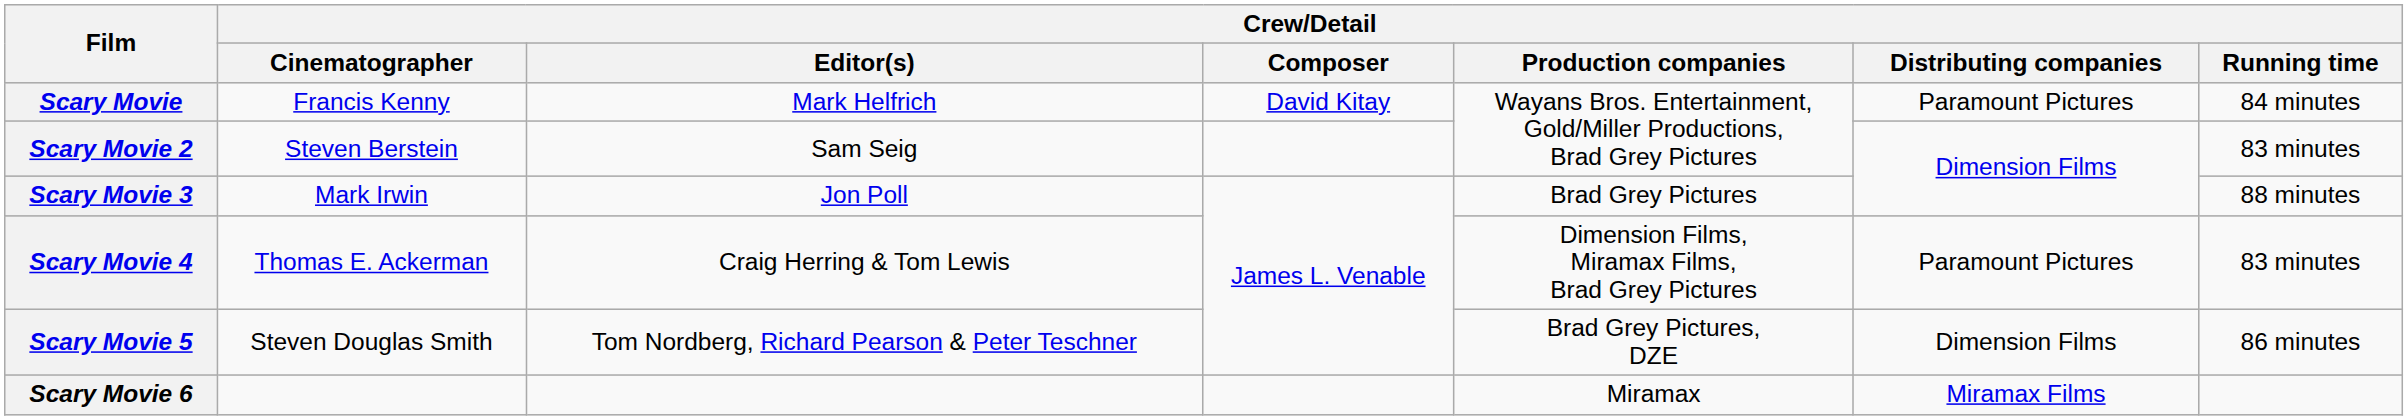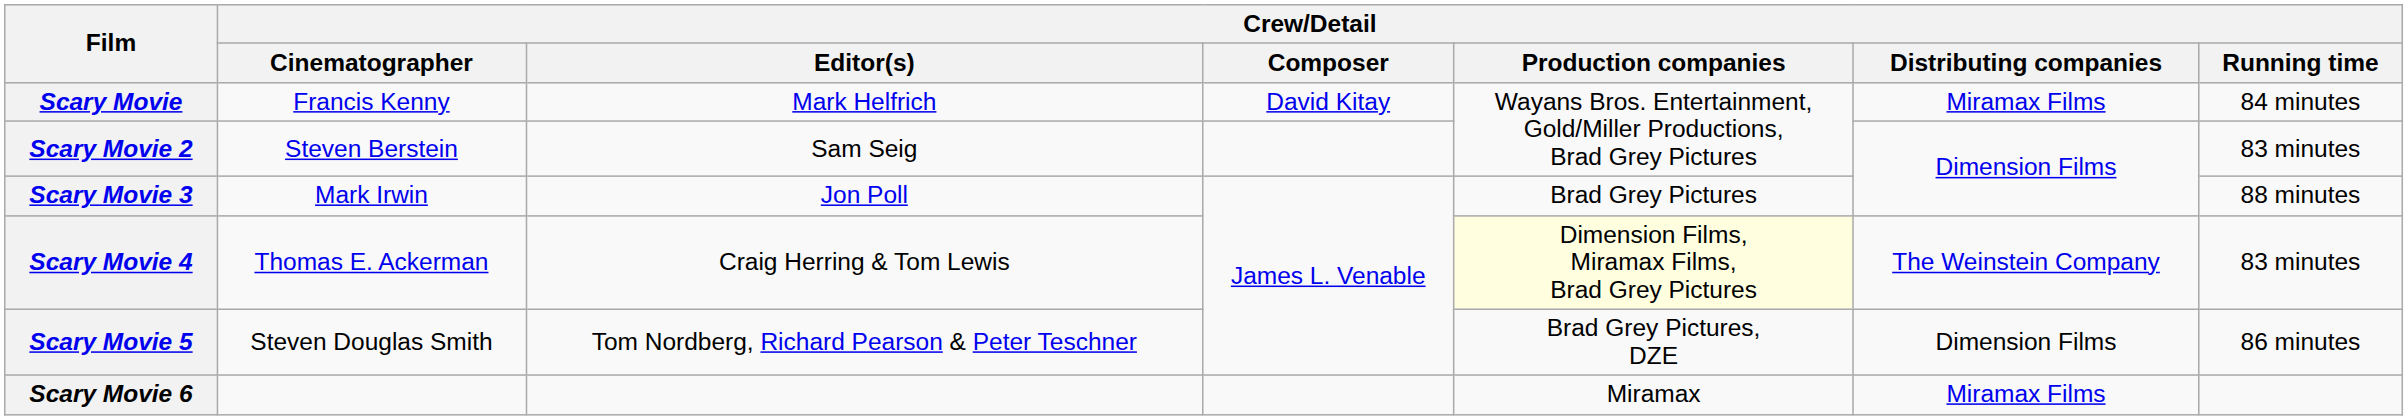(2026, 101) Paramount Pictures -> (2026, 101) Miramax Films
(1654, 261) no background -> (1654, 261) lightyellow background
(2026, 261) Paramount Pictures -> (2026, 261) The Weinstein Company
